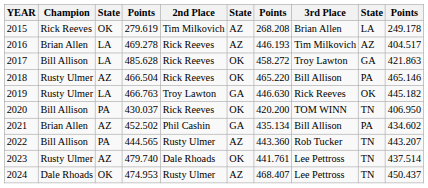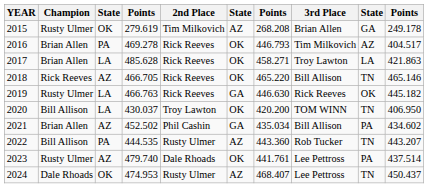(66, 28) Rick Reeves -> (67, 28) Rusty Ulmer
(368, 28) LA -> (368, 28) GA
(105, 45) LA -> (104, 45) PA
(236, 45) AZ -> (237, 45) OK
(273, 45) 446.193 -> (273, 45) 446.793
(64, 61) Bill Allison -> (64, 61) Brian Allen
(273, 61) 458.272 -> (273, 61) 458.271
(368, 61) GA -> (368, 61) LA
(67, 77) Rusty Ulmer -> (66, 77) Rick Reeves
(141, 77) 466.504 -> (141, 77) 466.705
(367, 77) PA -> (368, 77) TN
(189, 93) Troy Lawton -> (188, 93) Rick Reeves
(104, 110) PA -> (105, 110) LA
(188, 110) Rick Reeves -> (189, 110) Troy Lawton
(273, 126) 435.134 -> (273, 126) 435.034
(141, 142) 444.565 -> (141, 142) 444.535
(368, 158) TN -> (367, 158) PA
